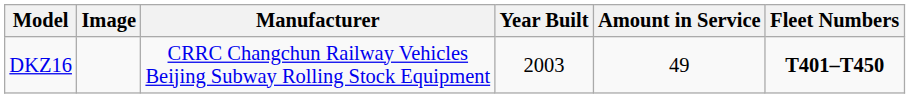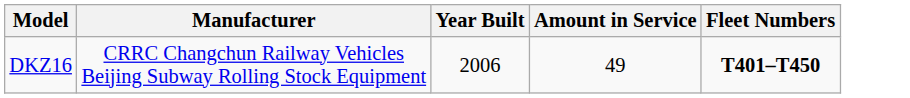- column: (109, 20)
(544, 64) 2003 -> (480, 64) 2006
